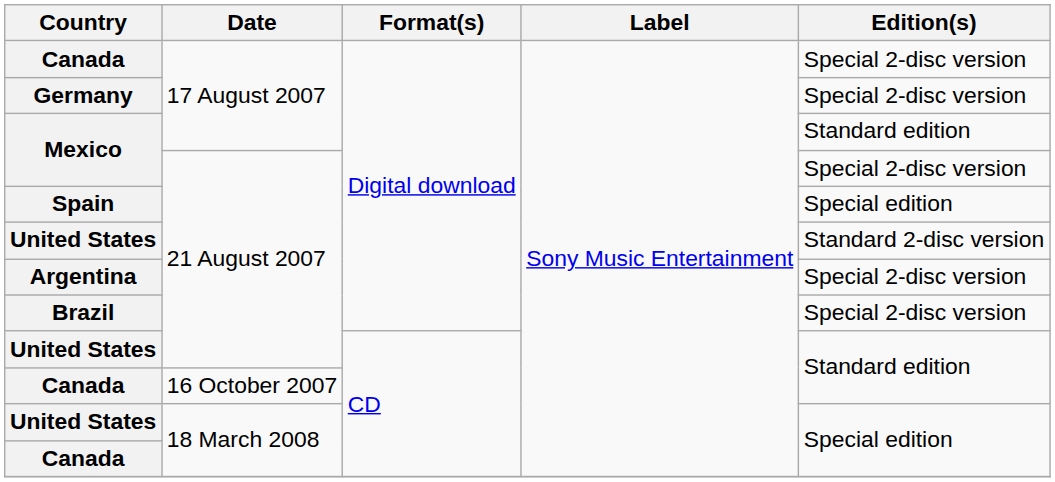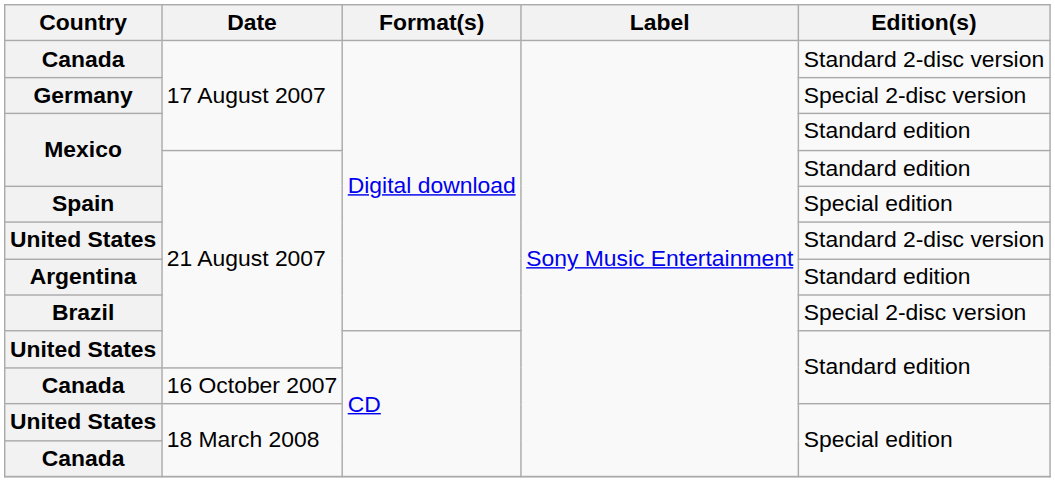(915, 58) Special 2-disc version -> (924, 58) Standard 2-disc version
(915, 167) Special 2-disc version -> (887, 167) Standard edition
(915, 276) Special 2-disc version -> (887, 276) Standard edition
